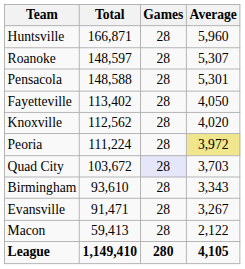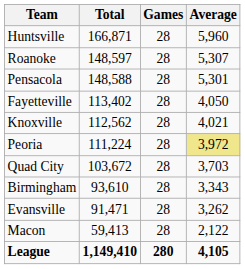(213, 123) 4,020 -> (213, 123) 4,021
(163, 166) lavender background -> (163, 166) no background
(213, 209) 3,267 -> (213, 209) 3,262
